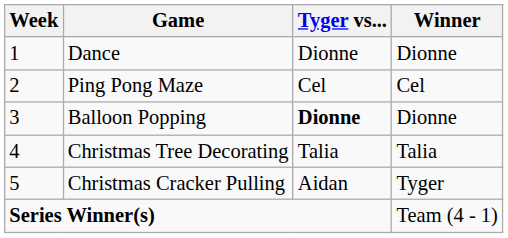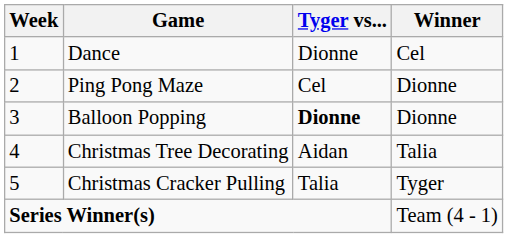(427, 53) Dionne -> (411, 53) Cel
(411, 85) Cel -> (427, 85) Dionne
(318, 150) Talia -> (323, 150) Aidan
(323, 183) Aidan -> (318, 183) Talia
